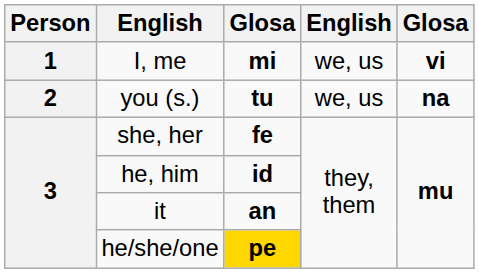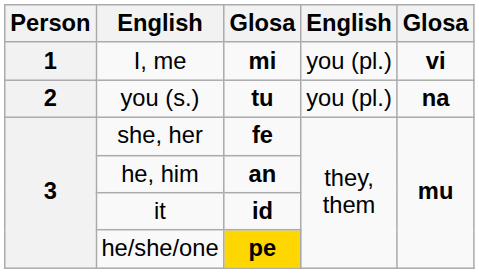(349, 60) we, us -> (349, 60) you (pl.)
(349, 98) we, us -> (349, 98) you (pl.)
(262, 173) id -> (262, 173) an
(262, 211) an -> (262, 211) id
